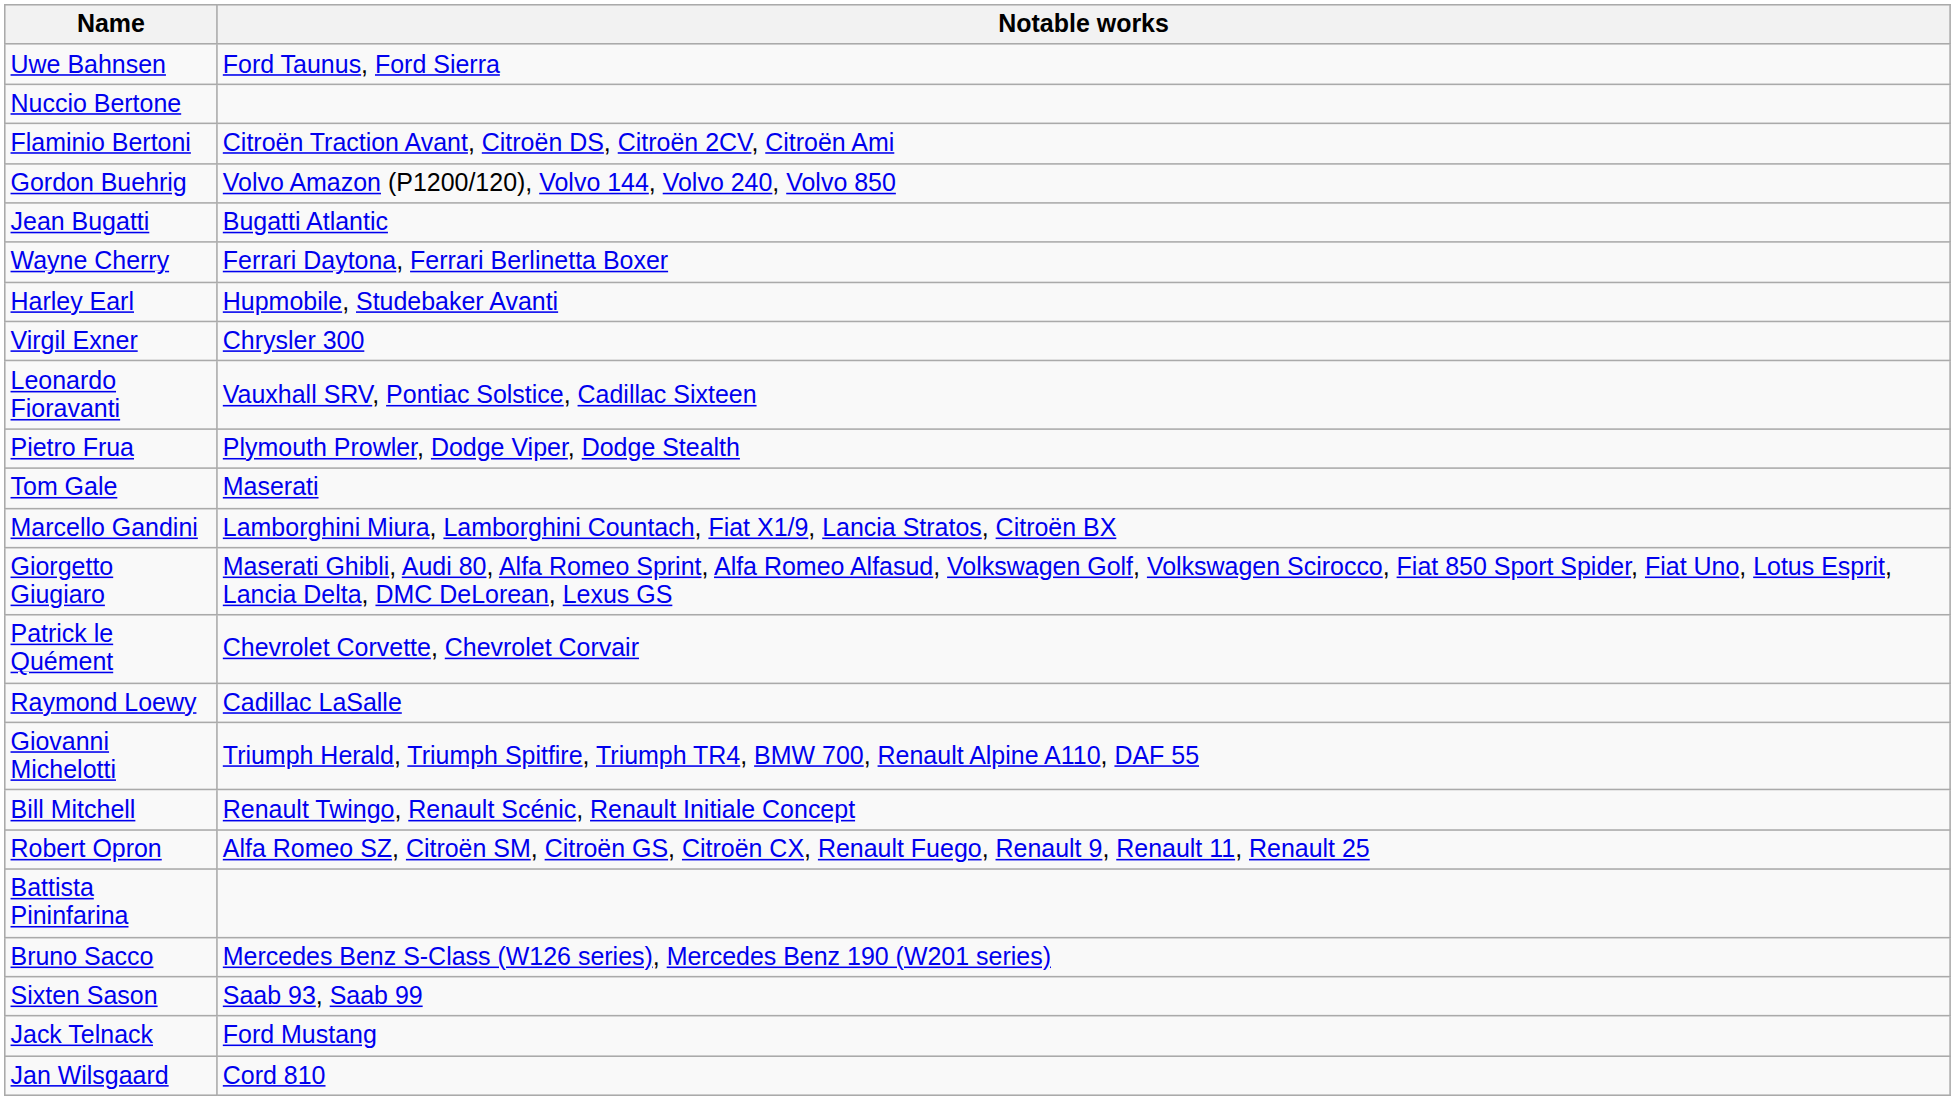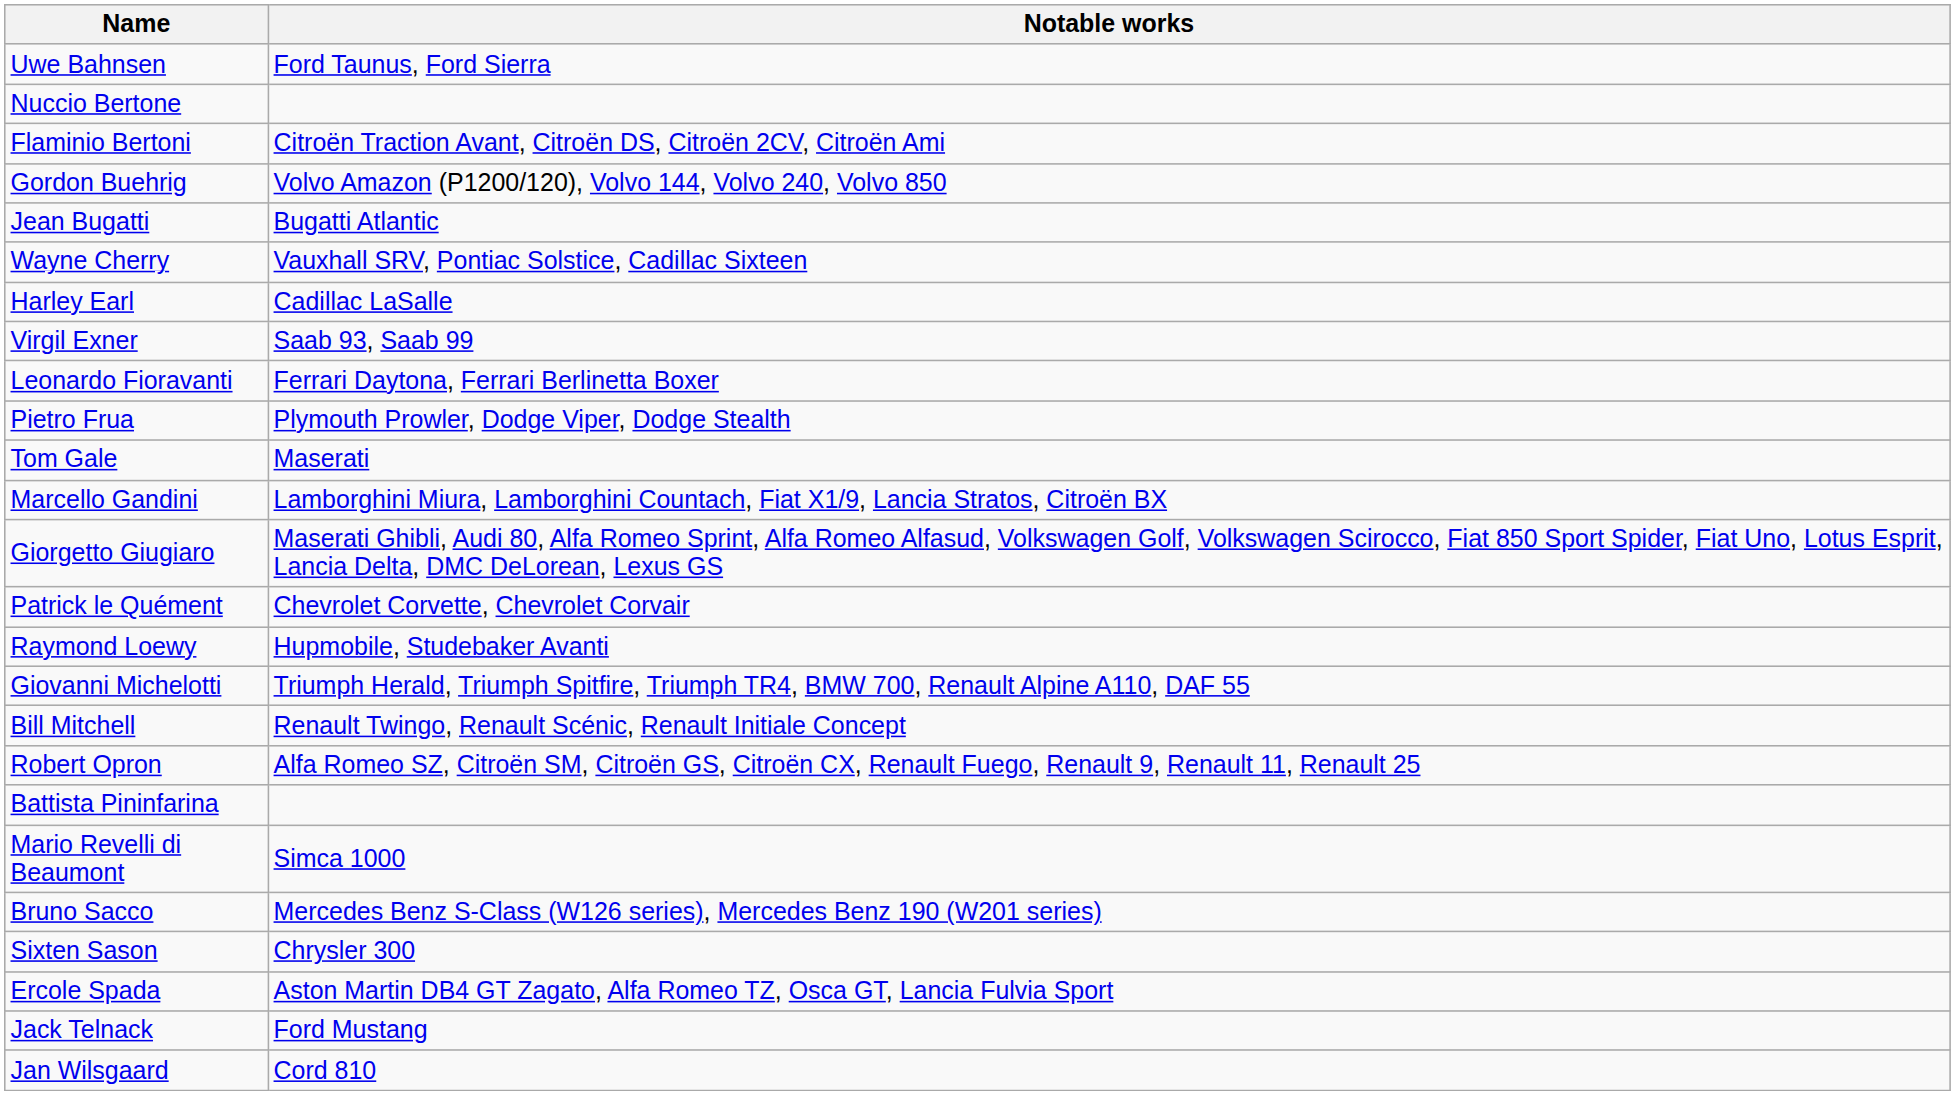(445, 261) Ferrari Daytona, Ferrari Berlinetta Boxer -> (540, 261) Vauxhall SRV, Pontiac Solstice, Cadillac Sixteen
(390, 301) Hupmobile, Studebaker Avanti -> (363, 301) Cadillac LaSalle
(294, 340) Chrysler 300 -> (373, 340) Saab 93, Saab 99
(490, 394) Vauxhall SRV, Pontiac Solstice, Cadillac Sixteen -> (496, 380) Ferrari Daytona, Ferrari Berlinetta Boxer
(312, 702) Cadillac LaSalle -> (441, 646) Hupmobile, Studebaker Avanti
+ row: (96, 858)
(323, 995) Saab 93, Saab 99 -> (344, 951) Chrysler 300
+ row: (85, 990)
